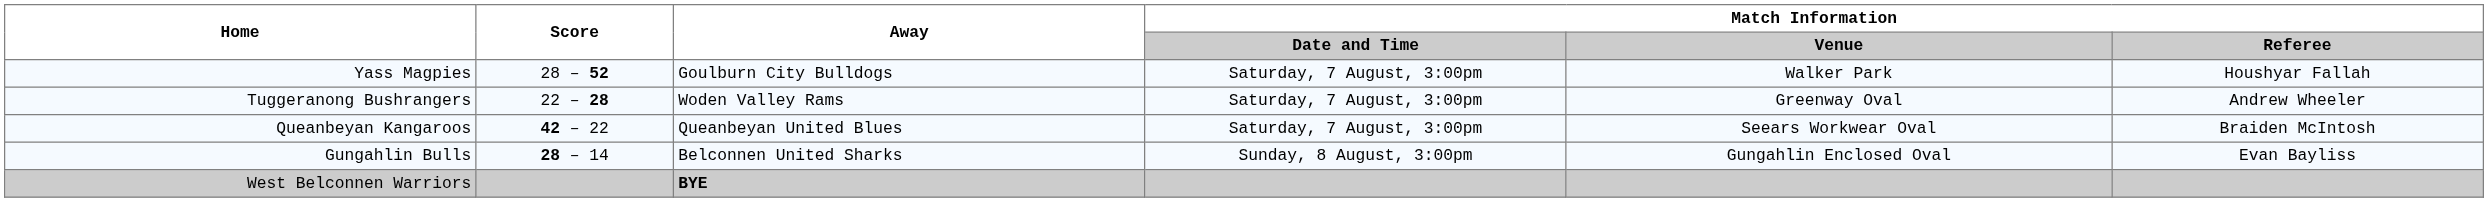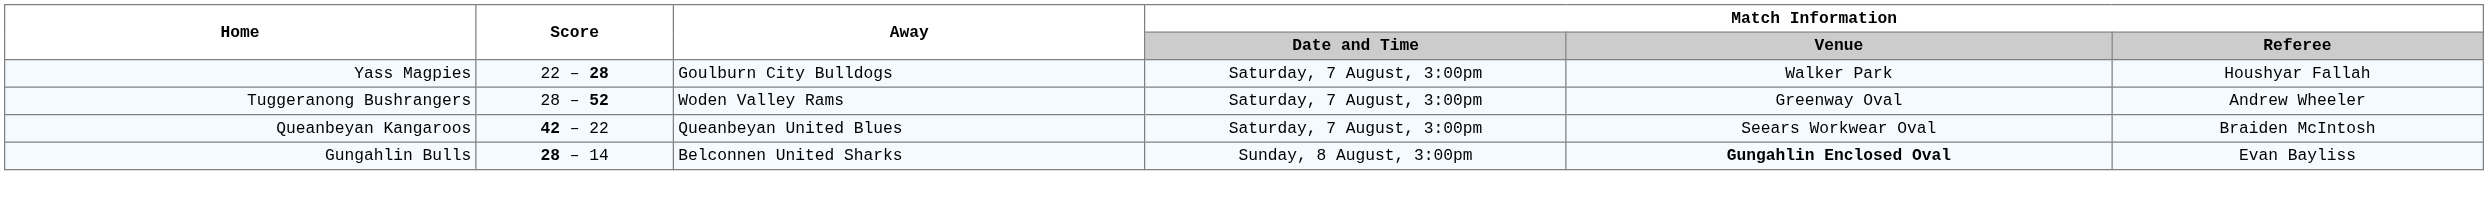(575, 73) 28 – 52 -> (575, 73) 22 – 28
(575, 101) 22 – 28 -> (575, 101) 28 – 52
(1839, 156) normal -> (1839, 156) bold
- row: (359, 183)
